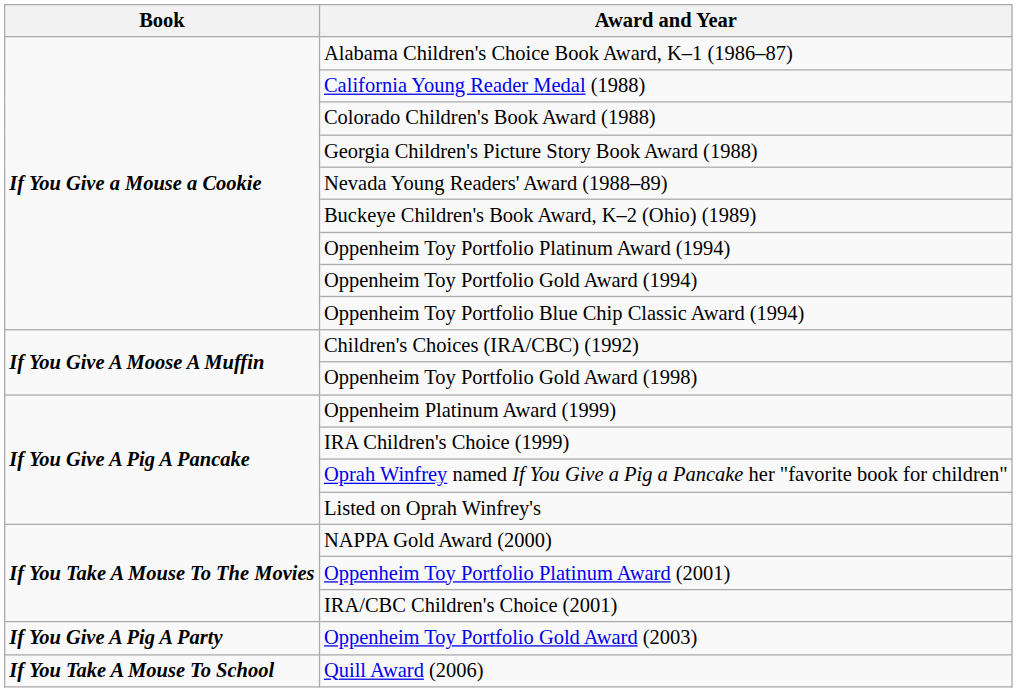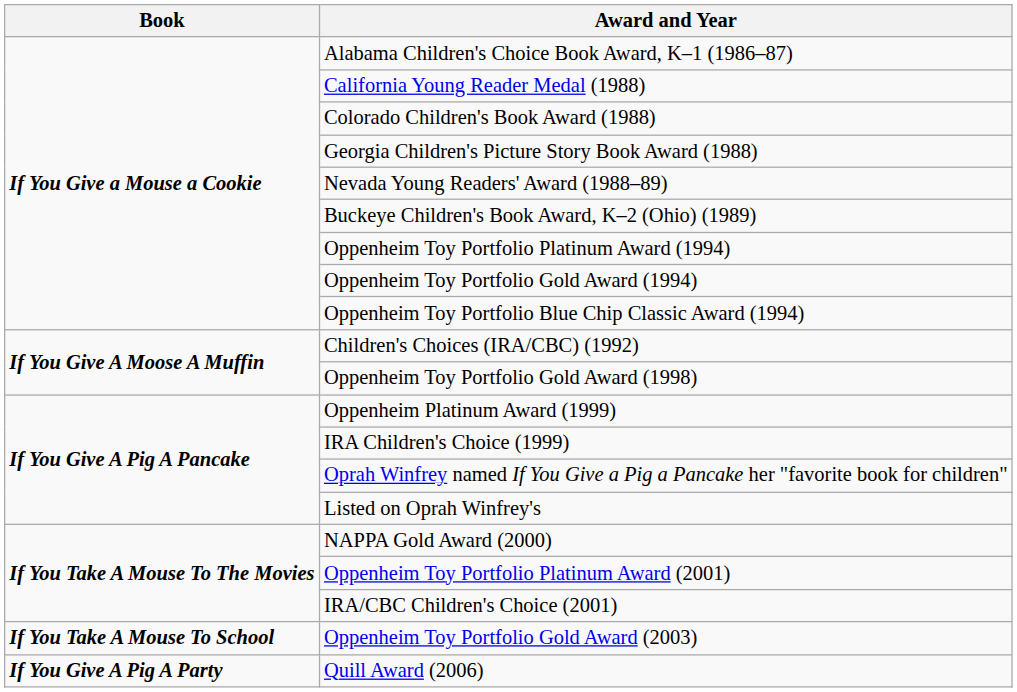(116, 637) If You Give A Pig A Party -> (142, 637) If You Take A Mouse To School
(142, 670) If You Take A Mouse To School -> (116, 670) If You Give A Pig A Party
